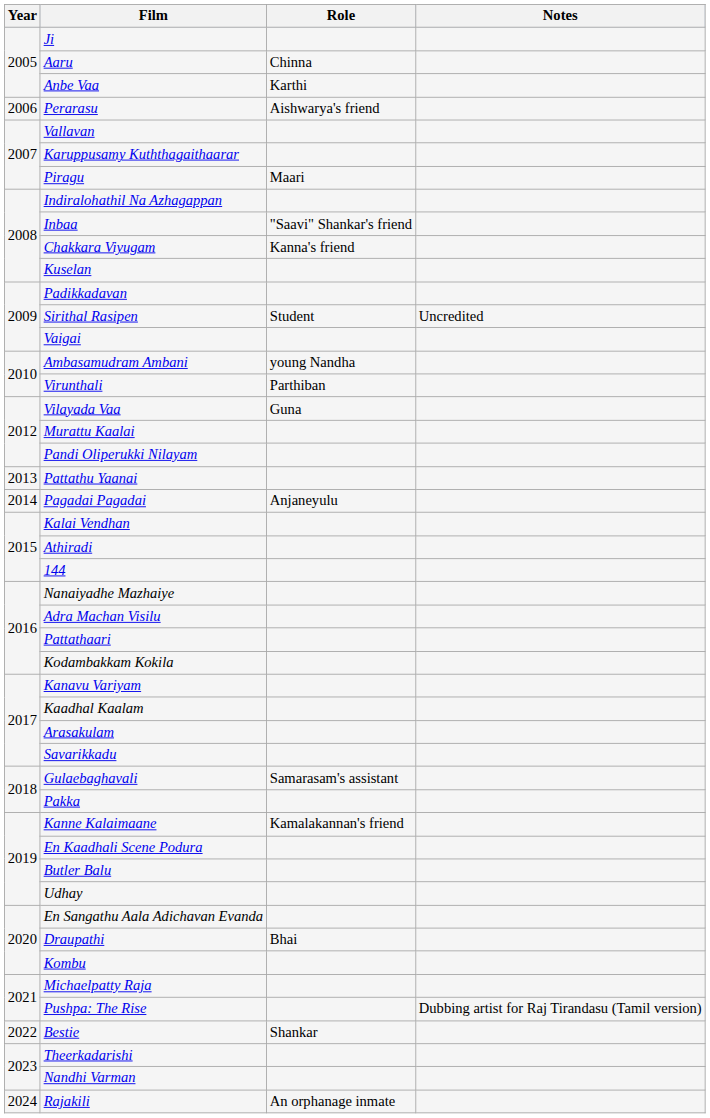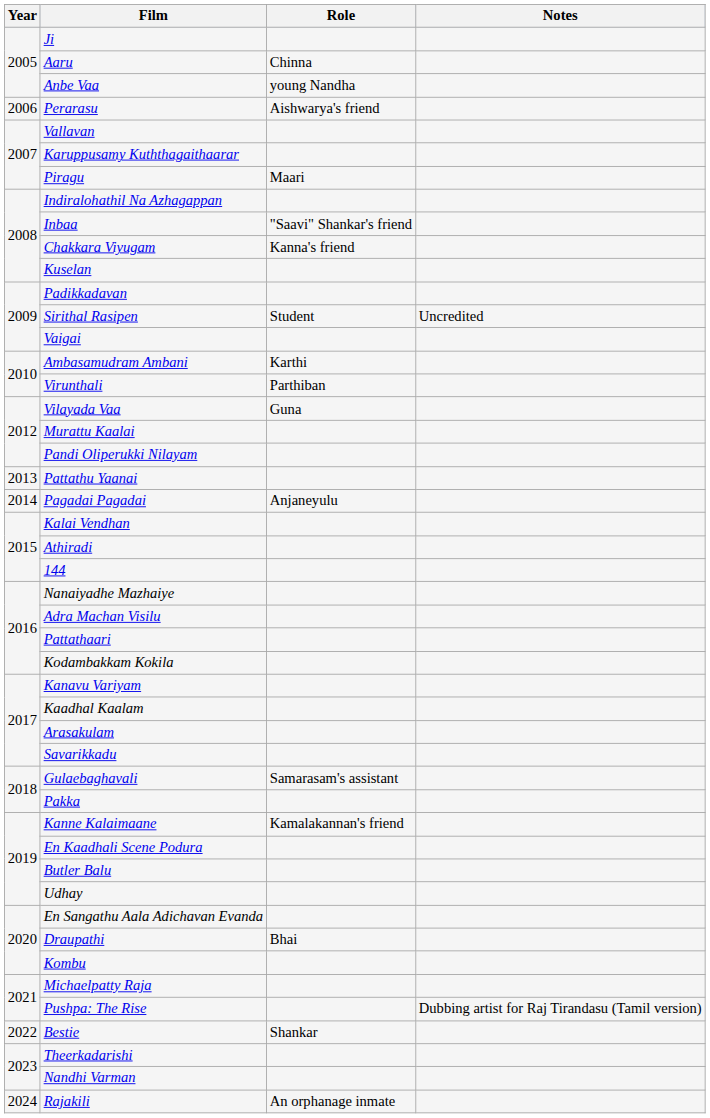(288, 85) Karthi -> (312, 85) young Nandha
(312, 362) young Nandha -> (288, 362) Karthi
